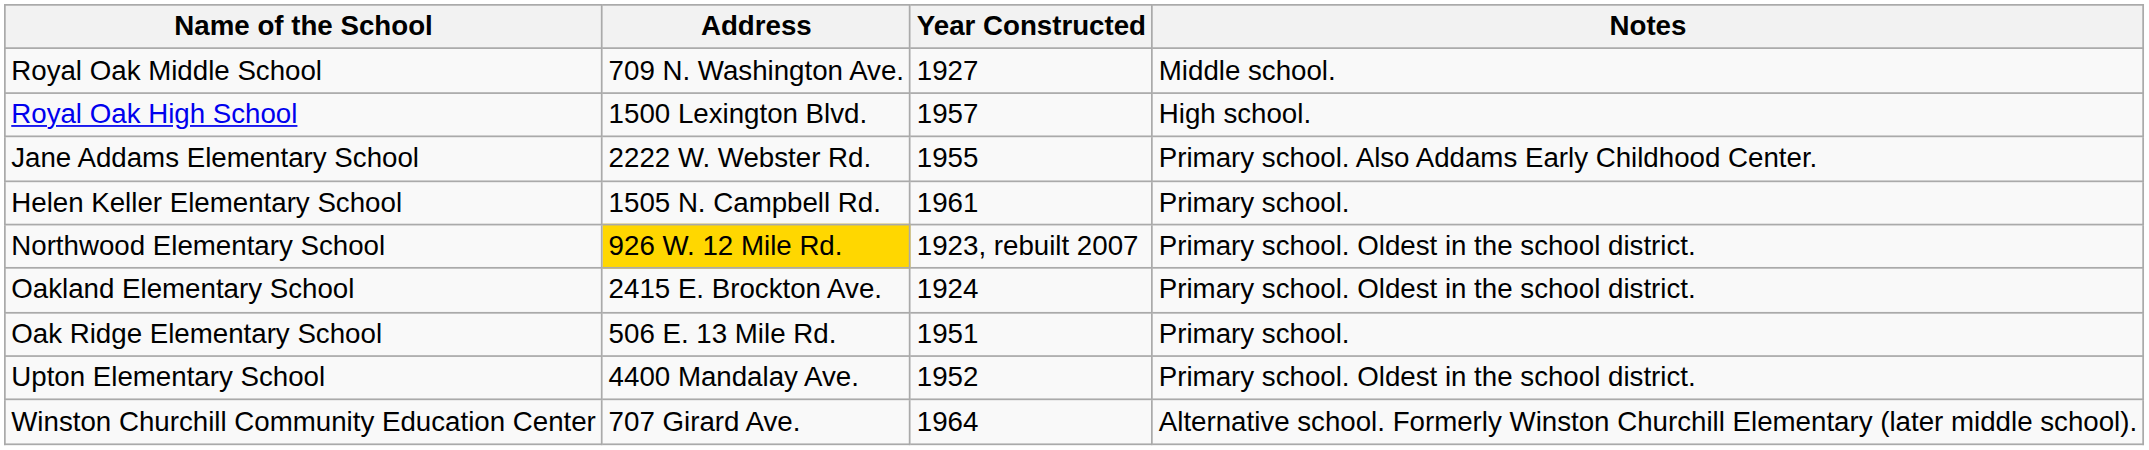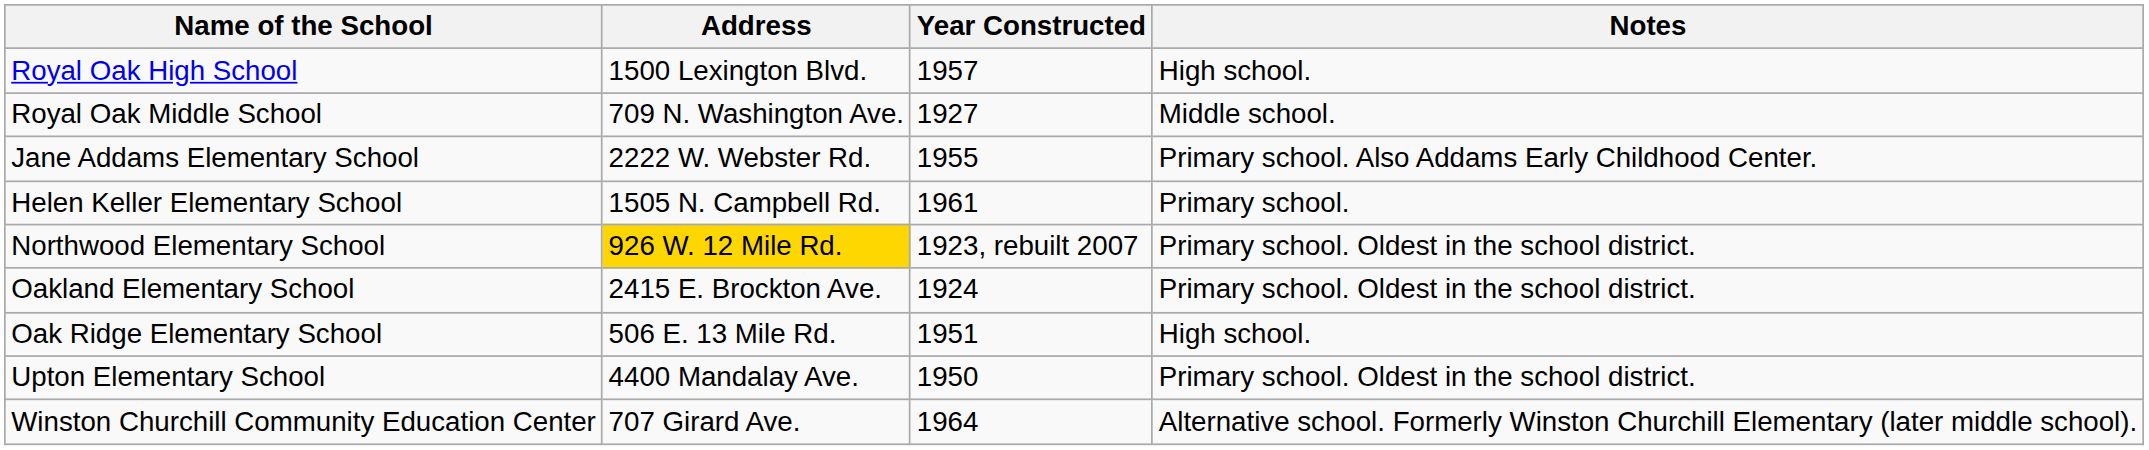rows swapped: (154, 114) <-> (167, 70)
(1254, 333) Primary school. -> (1235, 333) High school.
(948, 377) 1952 -> (948, 377) 1950
